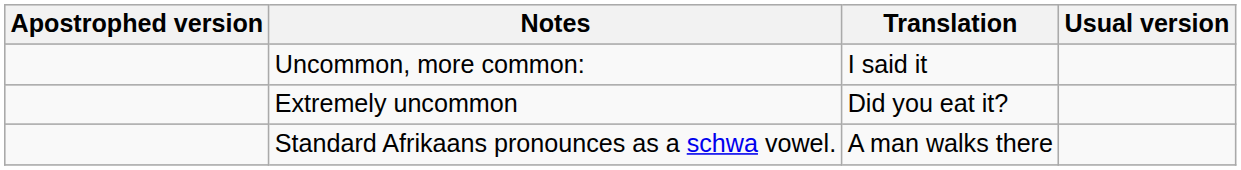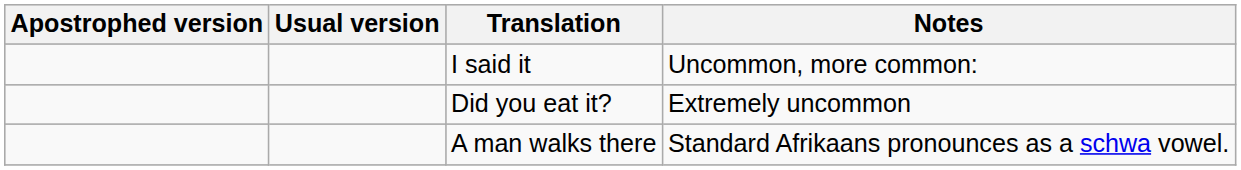columns swapped: (1147, 24) <-> (555, 24)
